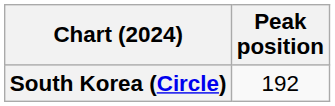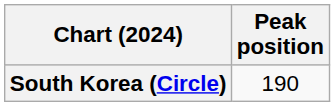(280, 82) 192 -> (280, 82) 190
